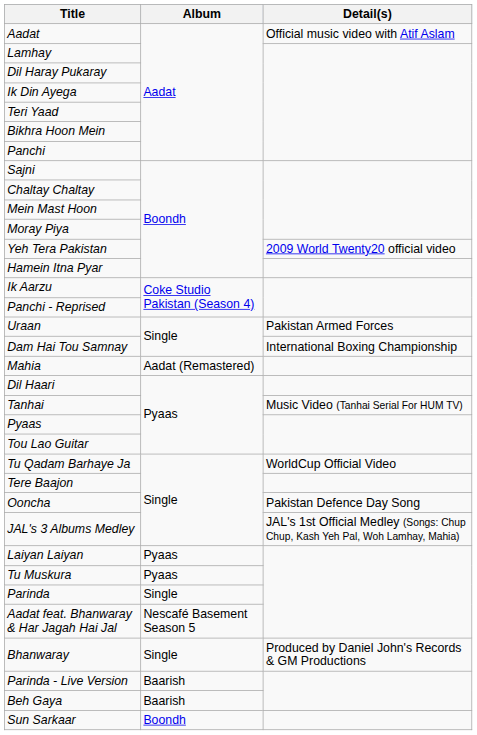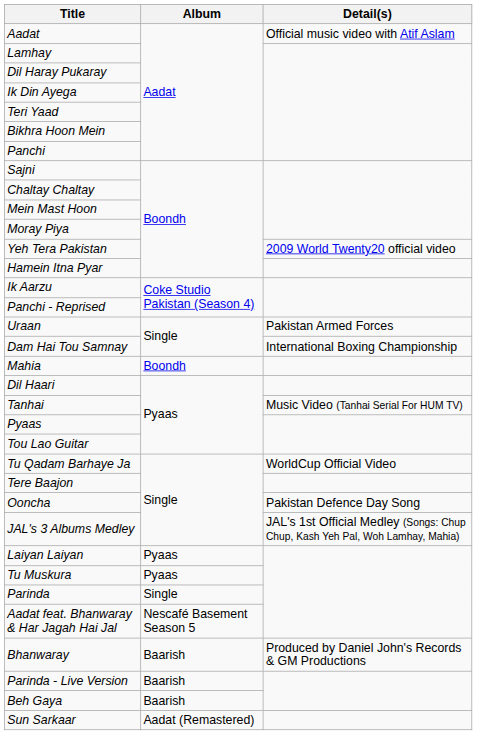(199, 365) Aadat (Remastered) -> (165, 365) Boondh
(161, 654) Single -> (164, 654) Baarish
(165, 720) Boondh -> (199, 720) Aadat (Remastered)
